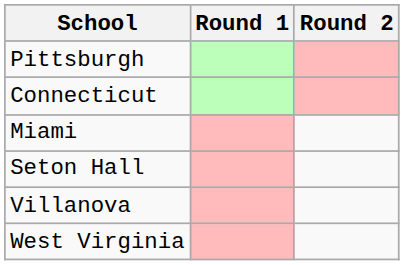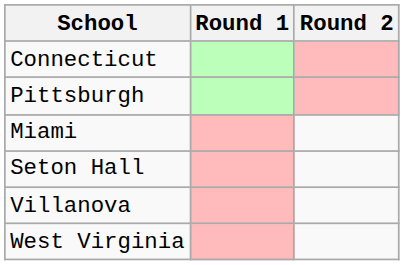rows swapped: (84, 96) <-> (77, 60)
